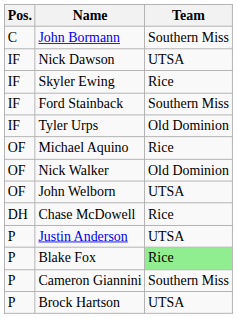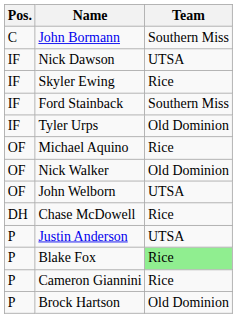(188, 280) Southern Miss -> (161, 280) Rice
(166, 302) UTSA -> (188, 302) Old Dominion
